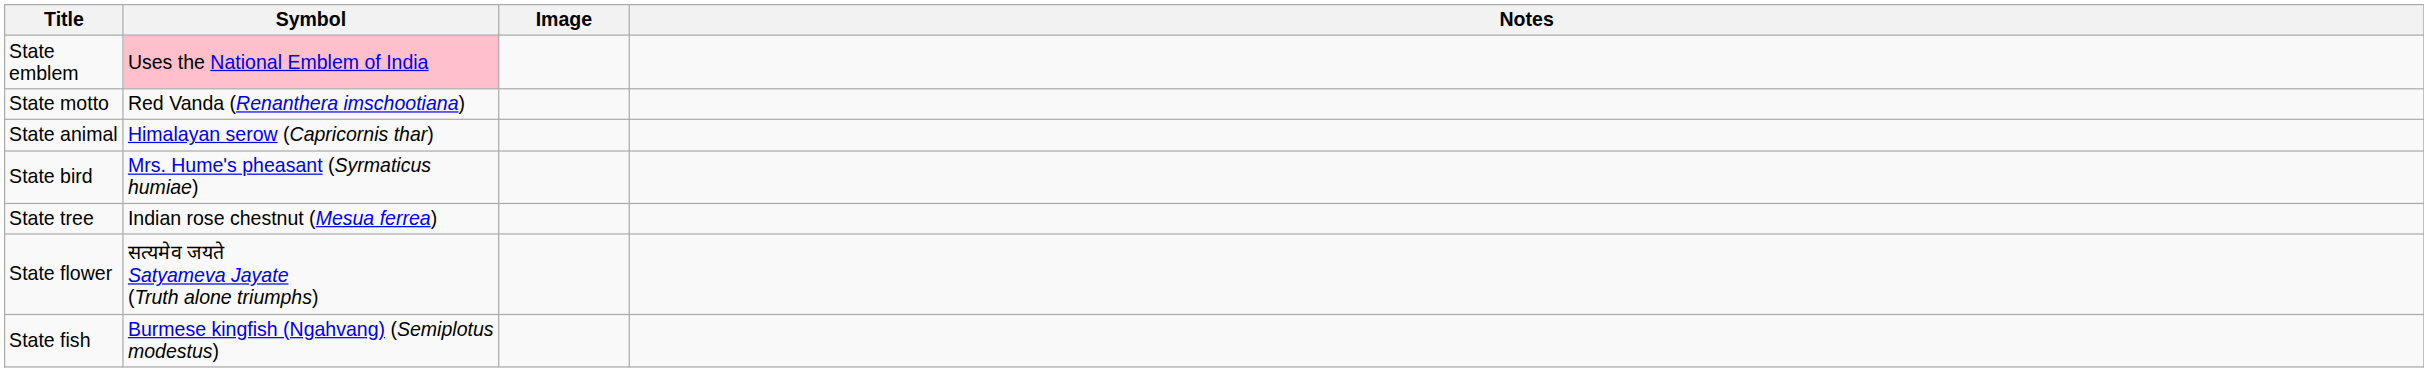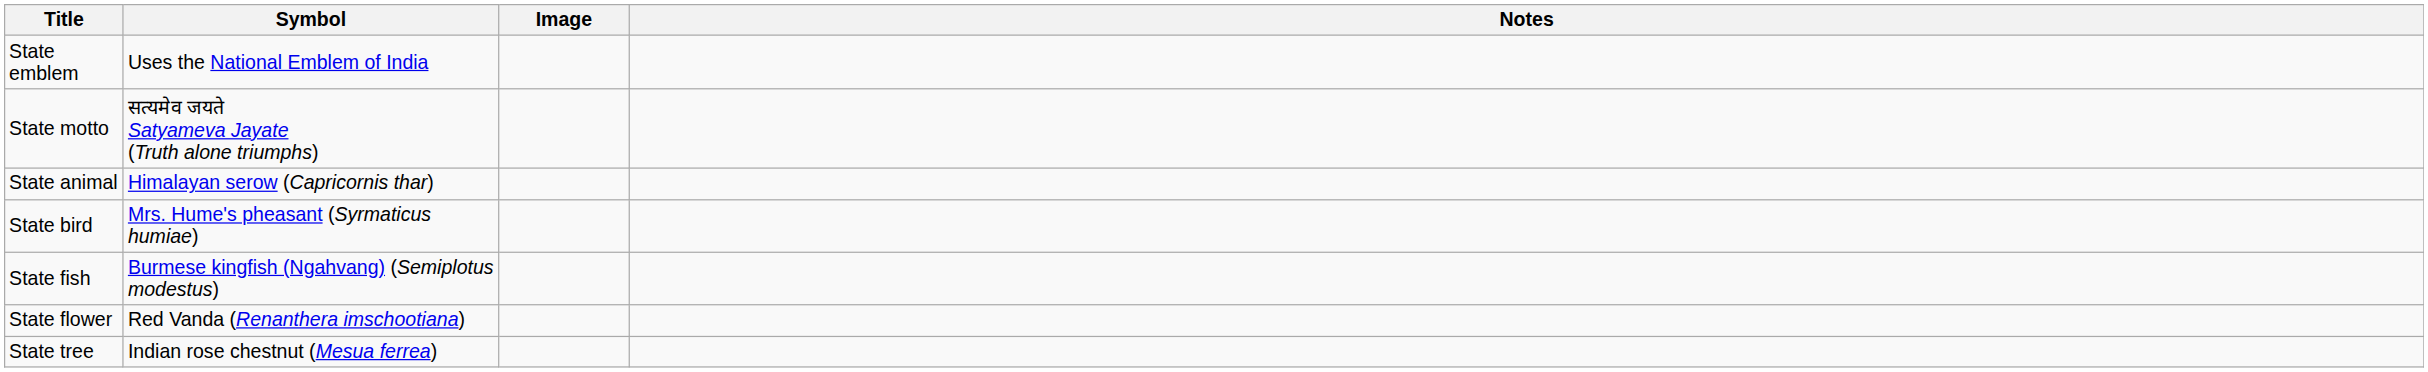(278, 61) pink background -> (278, 61) no background
(296, 103) Red Vanda (Renanthera imschootiana) -> (223, 130) सत्यमेव जयते Satyameva Jayate (Truth alone triumphs)
rows swapped: (50, 340) <-> (51, 218)
(223, 275) सत्यमेव जयते Satyameva Jayate (Truth alone triumphs) -> (296, 320) Red Vanda (Renanthera imschootiana)
